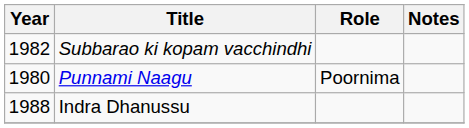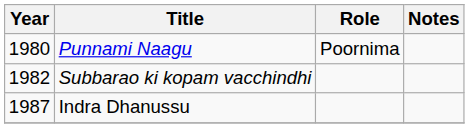rows swapped: (125, 78) <-> (185, 48)
(30, 107) 1988 -> (30, 107) 1987
